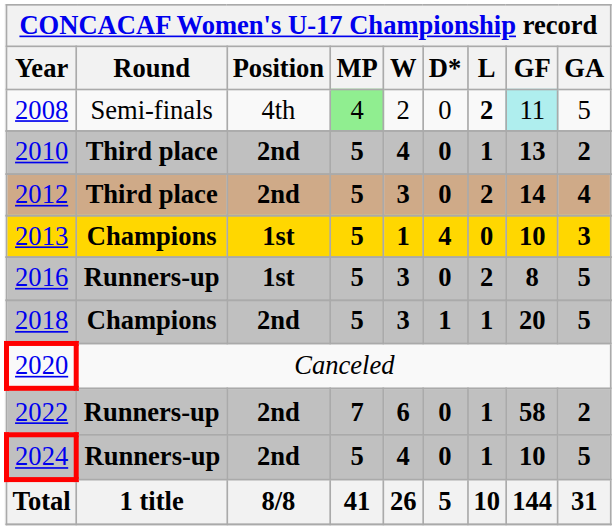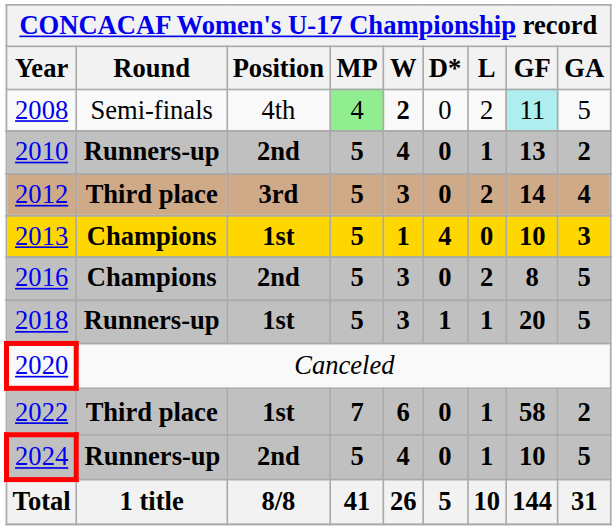(403, 109) normal -> (403, 109) bold
(487, 109) bold -> (487, 109) normal
(152, 151) Third place -> (152, 151) Runners-up
(278, 194) 2nd -> (278, 194) 3rd
(152, 278) Runners-up -> (152, 278) Champions
(278, 278) 1st -> (278, 278) 2nd
(152, 321) Champions -> (152, 321) Runners-up
(278, 321) 2nd -> (278, 321) 1st
(152, 411) Runners-up -> (152, 411) Third place
(278, 411) 2nd -> (278, 411) 1st
